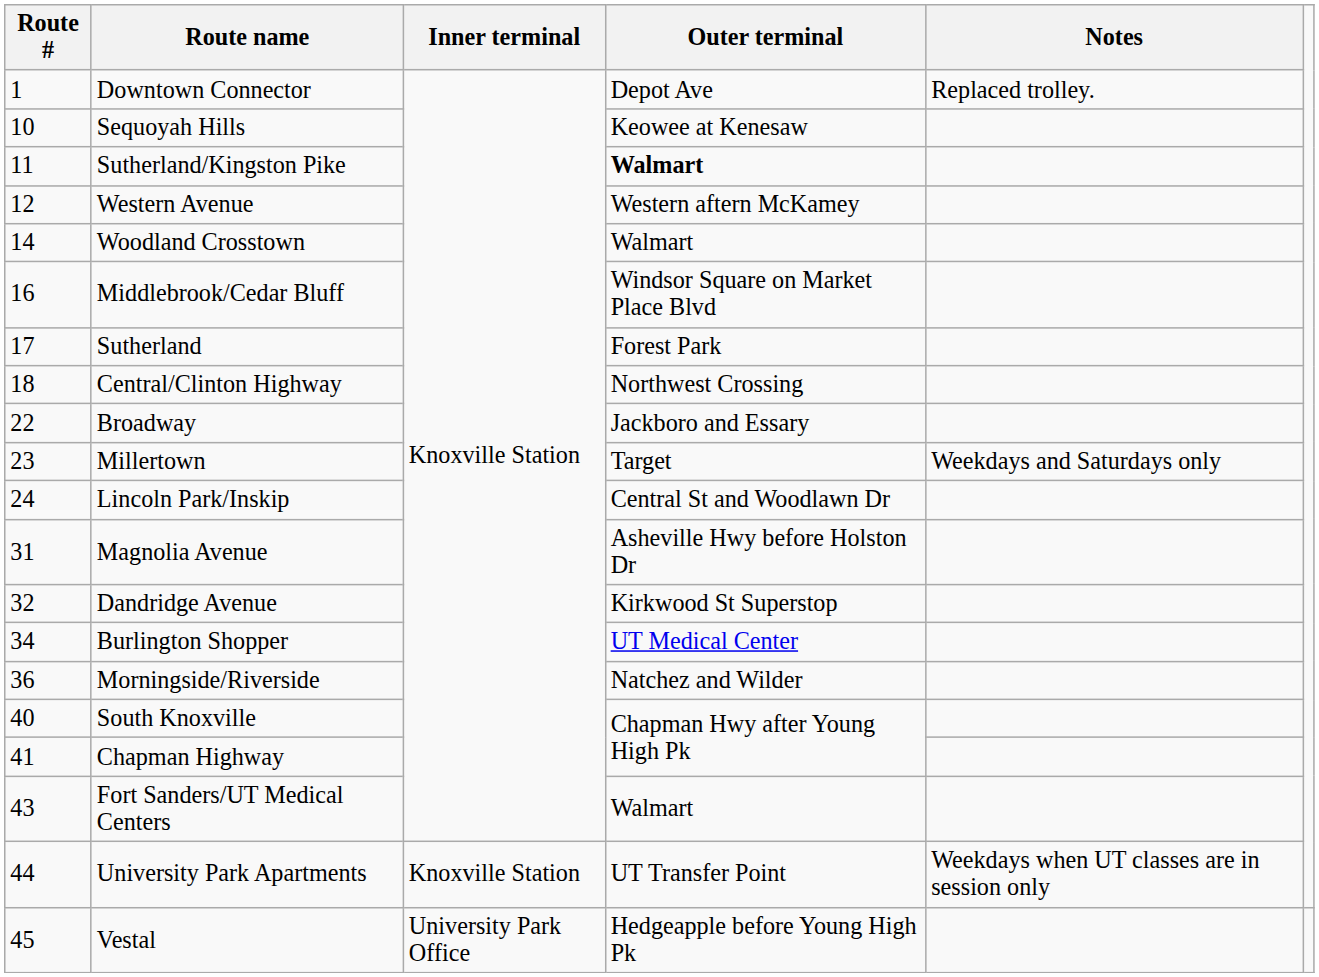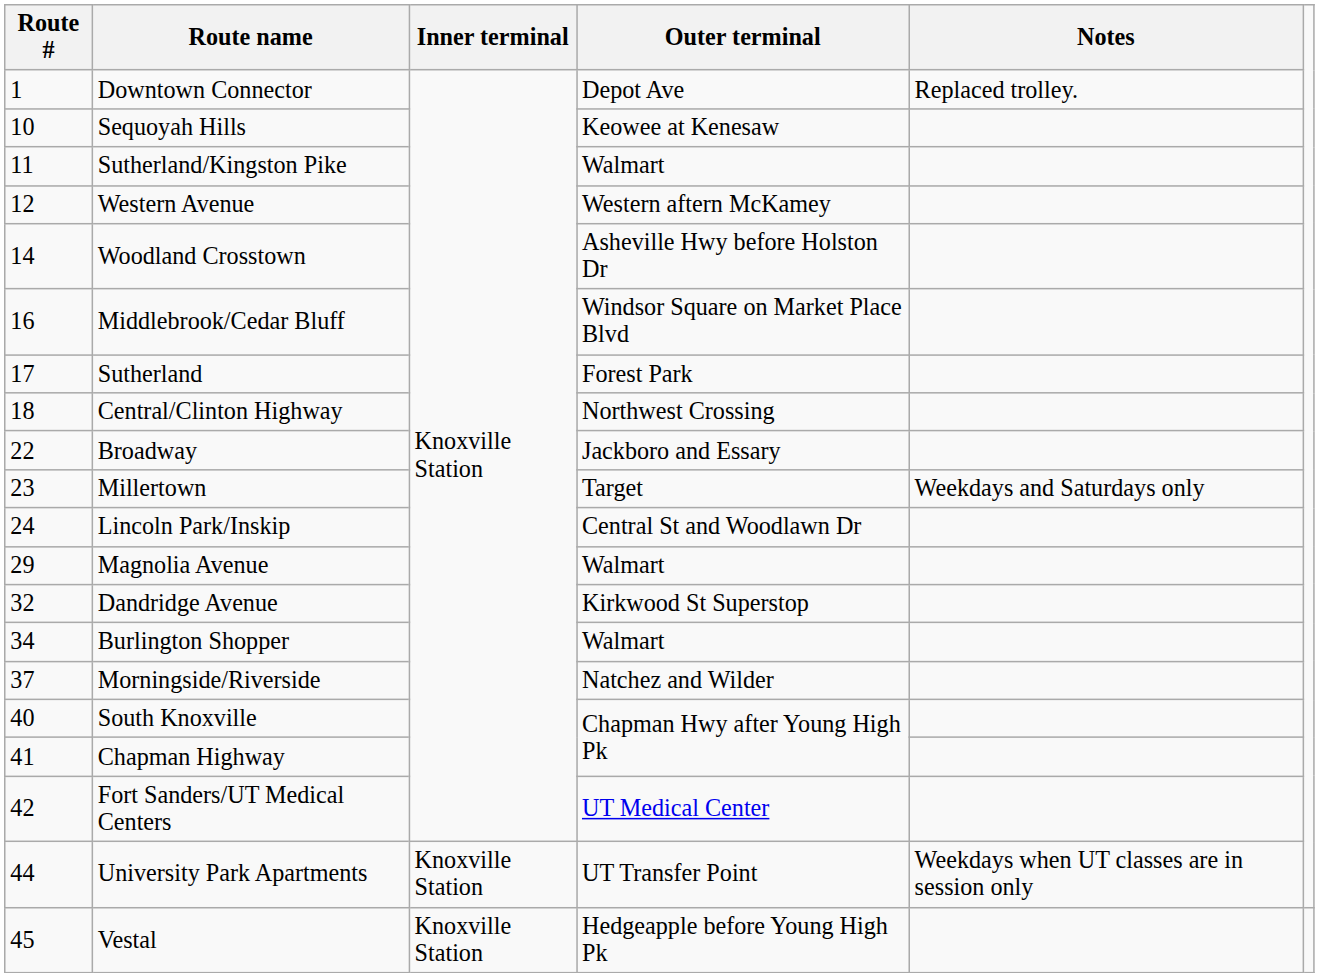(657, 165) bold -> (623, 165) normal
(652, 242) Walmart -> (730, 256) Asheville Hwy before Holston Dr
(22, 551) 31 -> (22, 564) 29
(759, 551) Asheville Hwy before Holston Dr -> (623, 564) Walmart
(704, 641) UT Medical Center -> (623, 641) Walmart
(22, 679) 36 -> (22, 679) 37
(22, 808) 43 -> (22, 808) 42
(652, 808) Walmart -> (676, 808) UT Medical Center
(485, 939) University Park Office -> (463, 939) Knoxville Station
